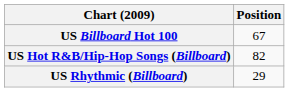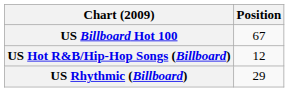(259, 55) 82 -> (259, 55) 12
